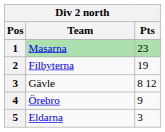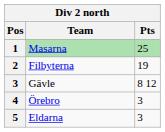(143, 48) 23 -> (143, 48) 25
(140, 100) 9 -> (140, 100) 3
